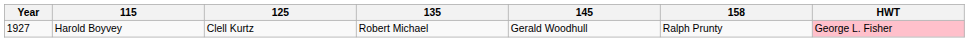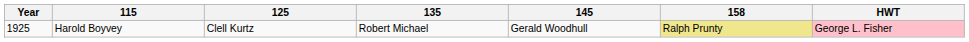(18, 28) 1927 -> (18, 28) 1925
(693, 28) no background -> (693, 28) khaki background
